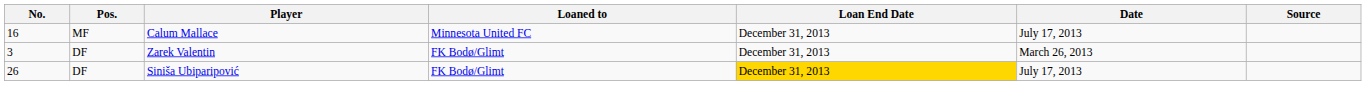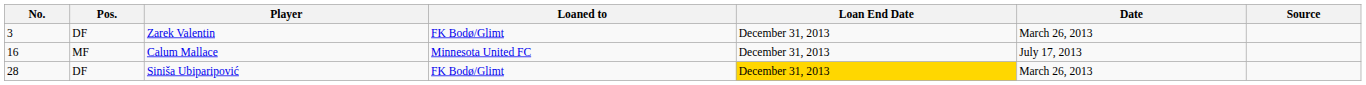rows swapped: (181, 52) <-> (182, 33)
(13, 71) 26 -> (13, 71) 28
(1050, 71) July 17, 2013 -> (1056, 71) March 26, 2013
